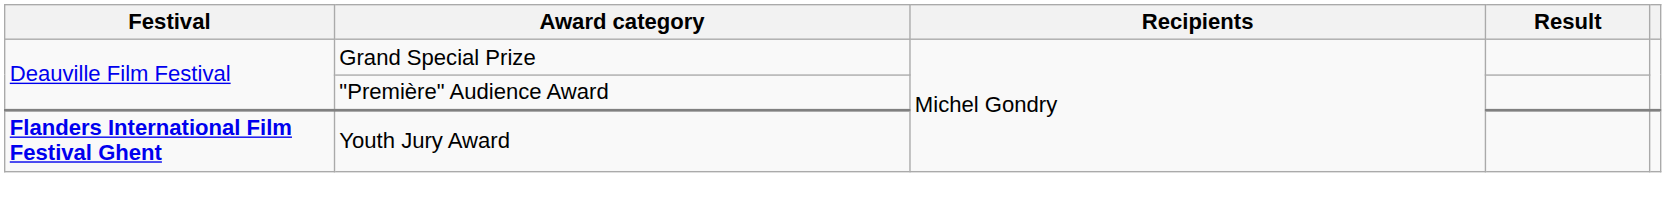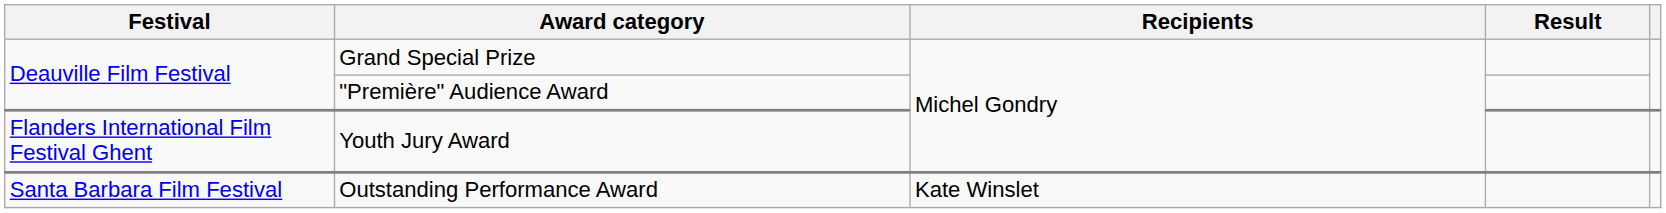(151, 140) bold -> (140, 140) normal
+ row: (499, 189)
